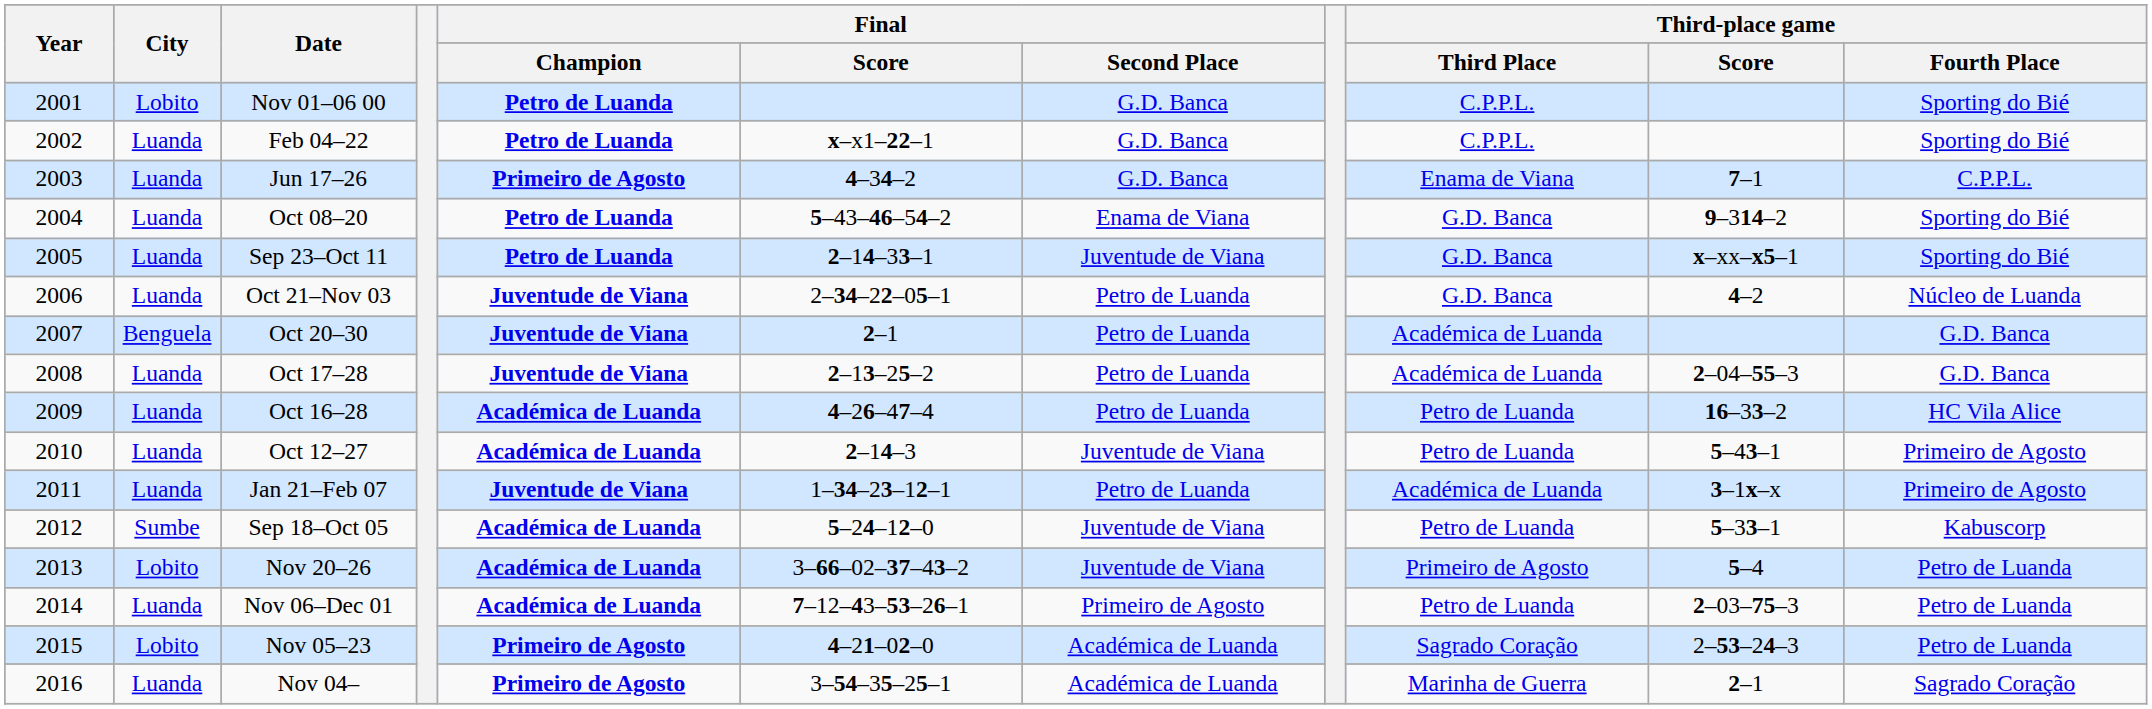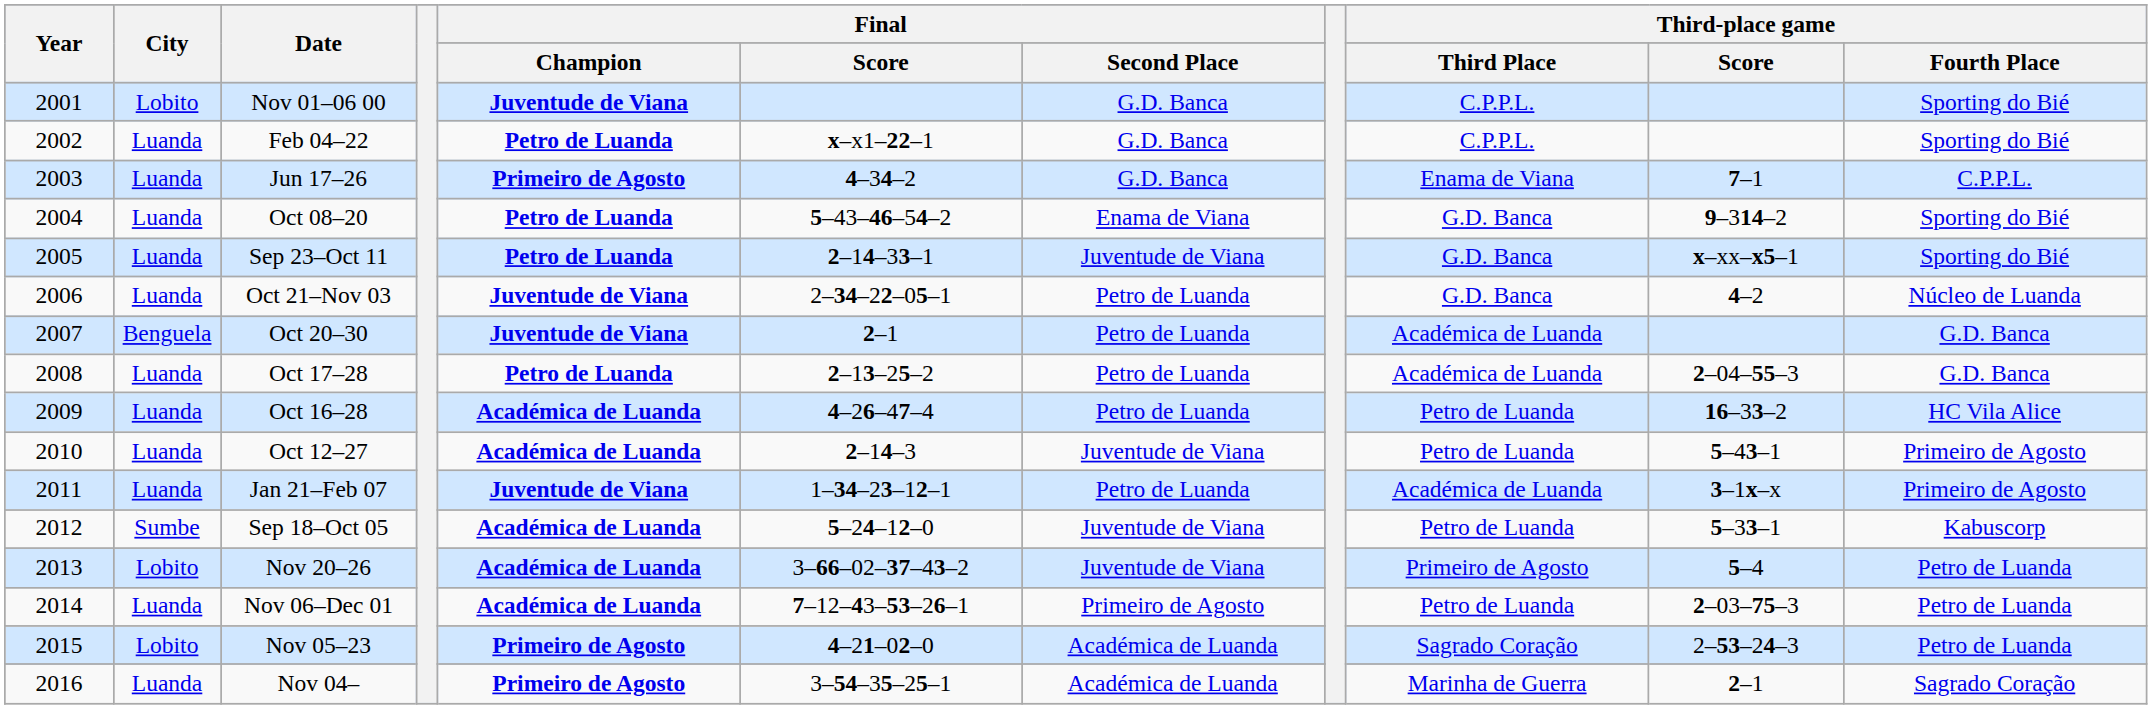(589, 101) Petro de Luanda -> (589, 101) Juventude de Viana
(589, 372) Juventude de Viana -> (589, 372) Petro de Luanda
